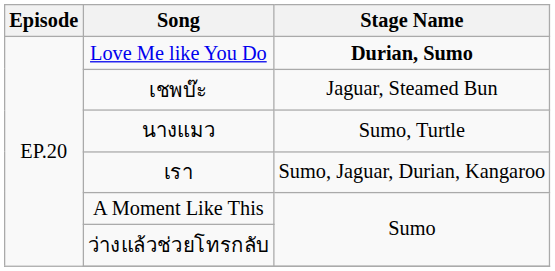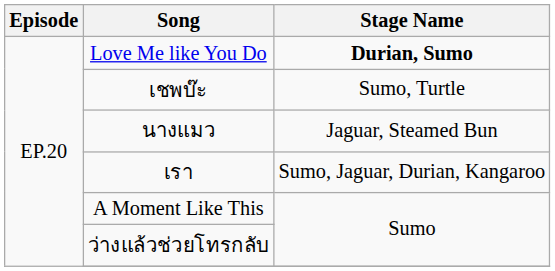(412, 89) Jaguar, Steamed Bun -> (412, 89) Sumo, Turtle
(412, 130) Sumo, Turtle -> (412, 130) Jaguar, Steamed Bun
